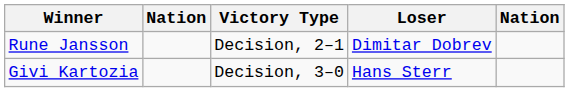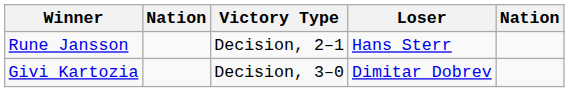(422, 45) Dimitar Dobrev -> (402, 45) Hans Sterr
(402, 72) Hans Sterr -> (422, 72) Dimitar Dobrev
